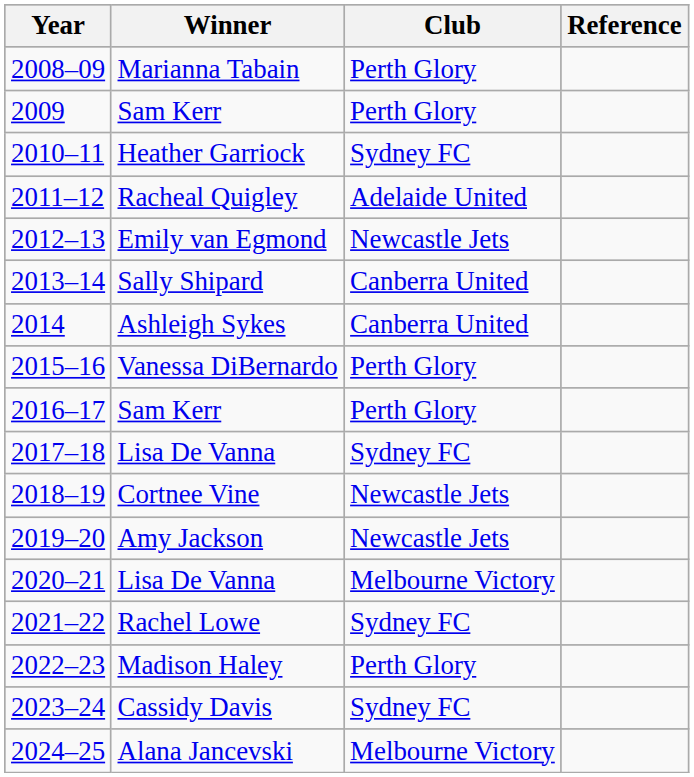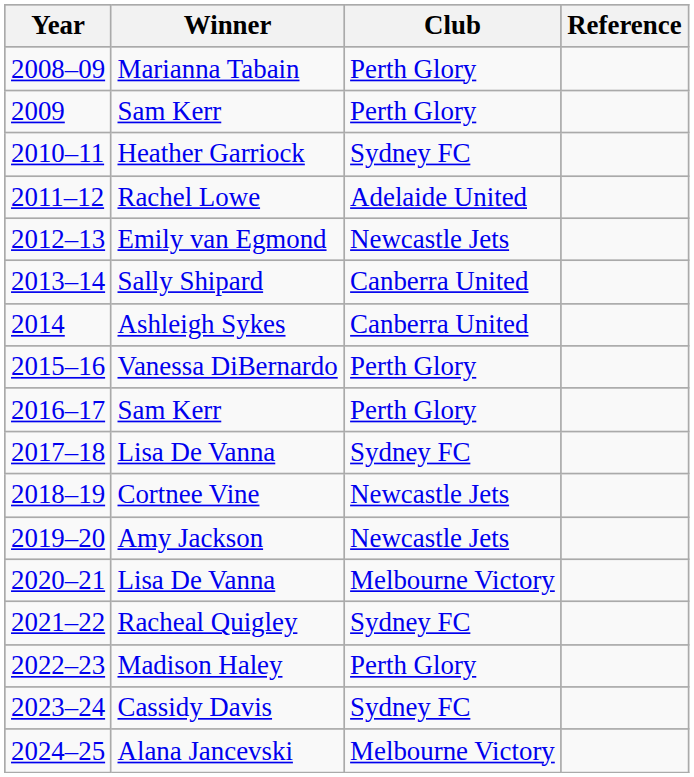(207, 196) Racheal Quigley -> (189, 196) Rachel Lowe
(189, 622) Rachel Lowe -> (207, 622) Racheal Quigley
